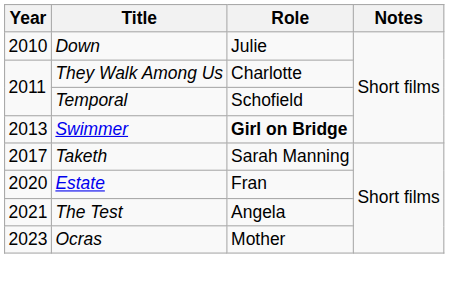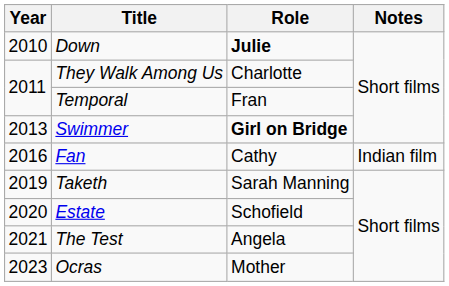(249, 45) normal -> (251, 45) bold
(267, 101) Schofield -> (249, 101) Fran
+ row: (70, 156)
(28, 156) 2017 -> (28, 184) 2019
(249, 184) Fran -> (267, 211) Schofield
